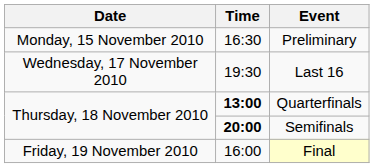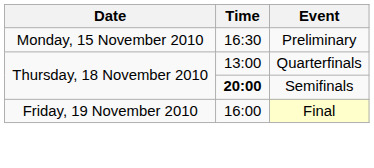- row: (319, 71)
(243, 103) bold -> (243, 63) normal
